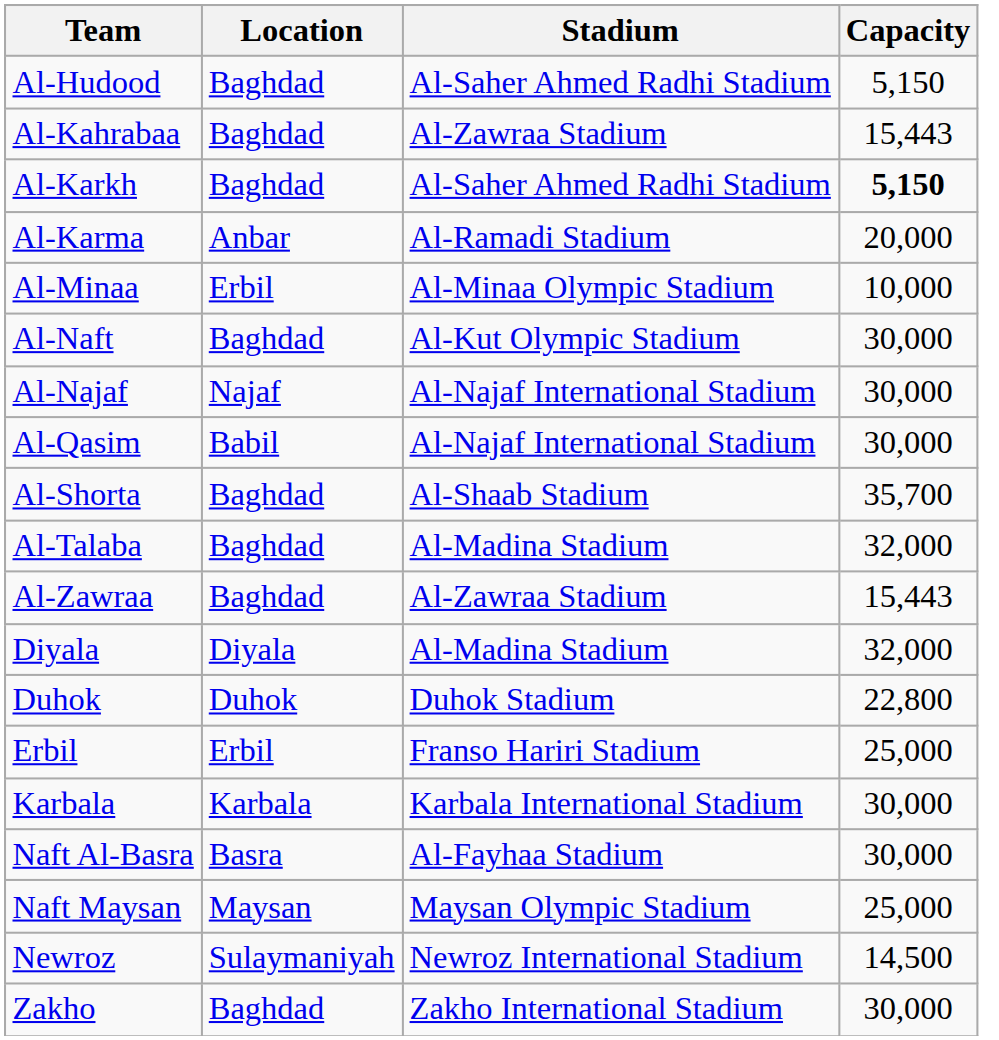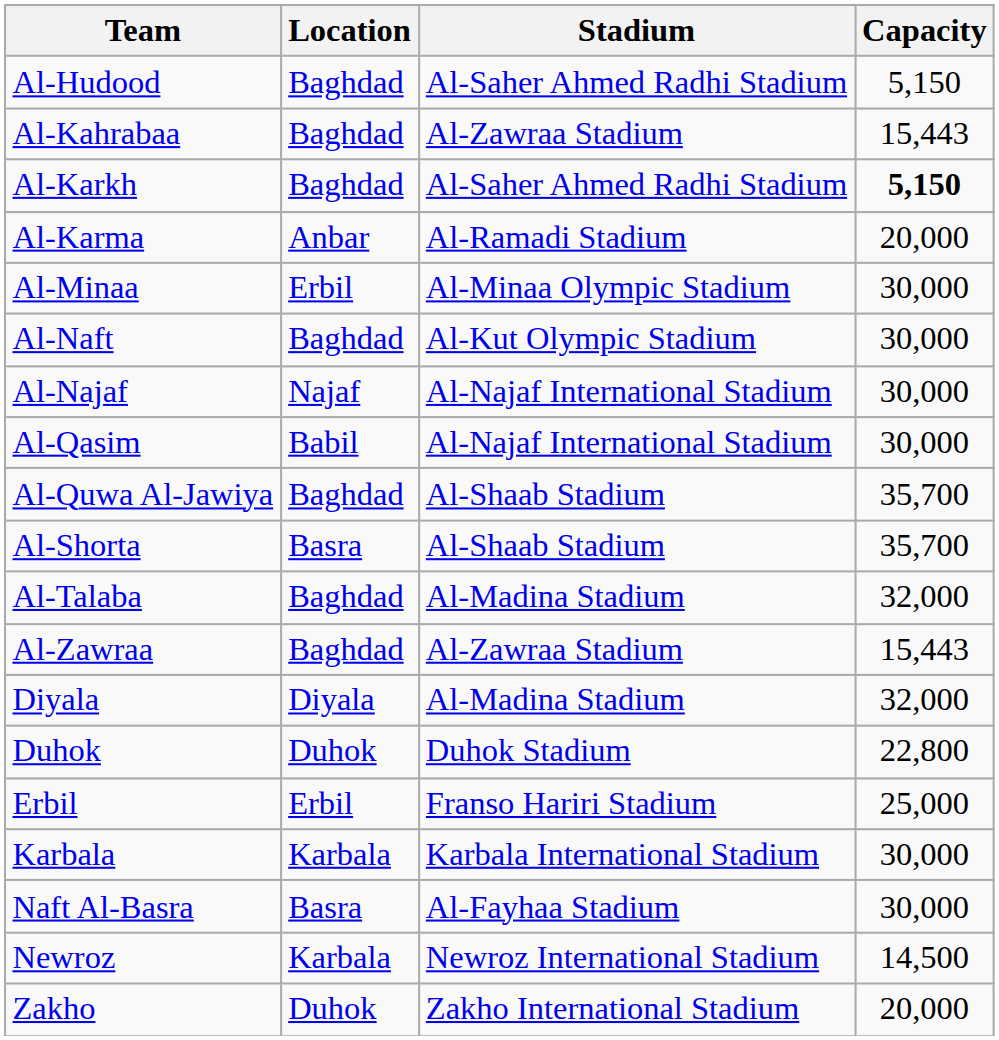(908, 287) 10,000 -> (924, 287) 30,000
+ row: (143, 493)
(267, 493) Baghdad -> (325, 545) Basra
- row: (97, 905)
(302, 957) Sulaymaniyah -> (340, 957) Karbala
(267, 1008) Baghdad -> (332, 1008) Duhok
(908, 1008) 30,000 -> (924, 1008) 20,000
